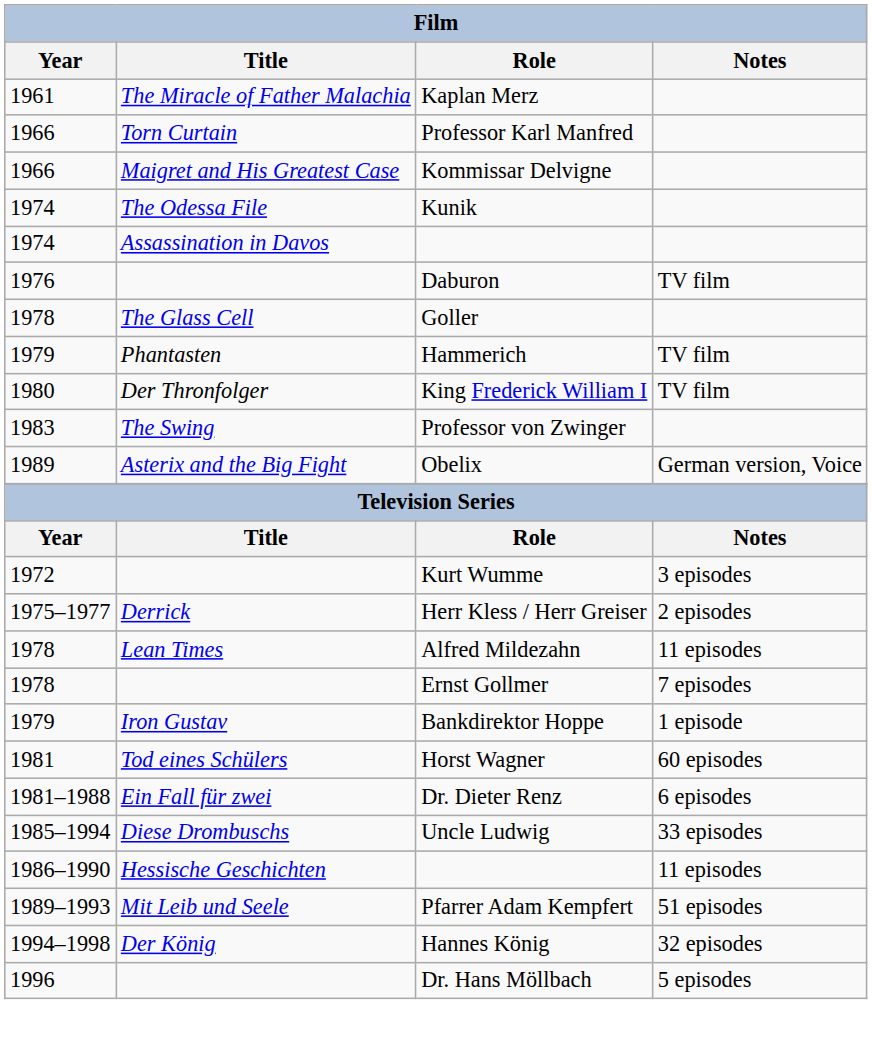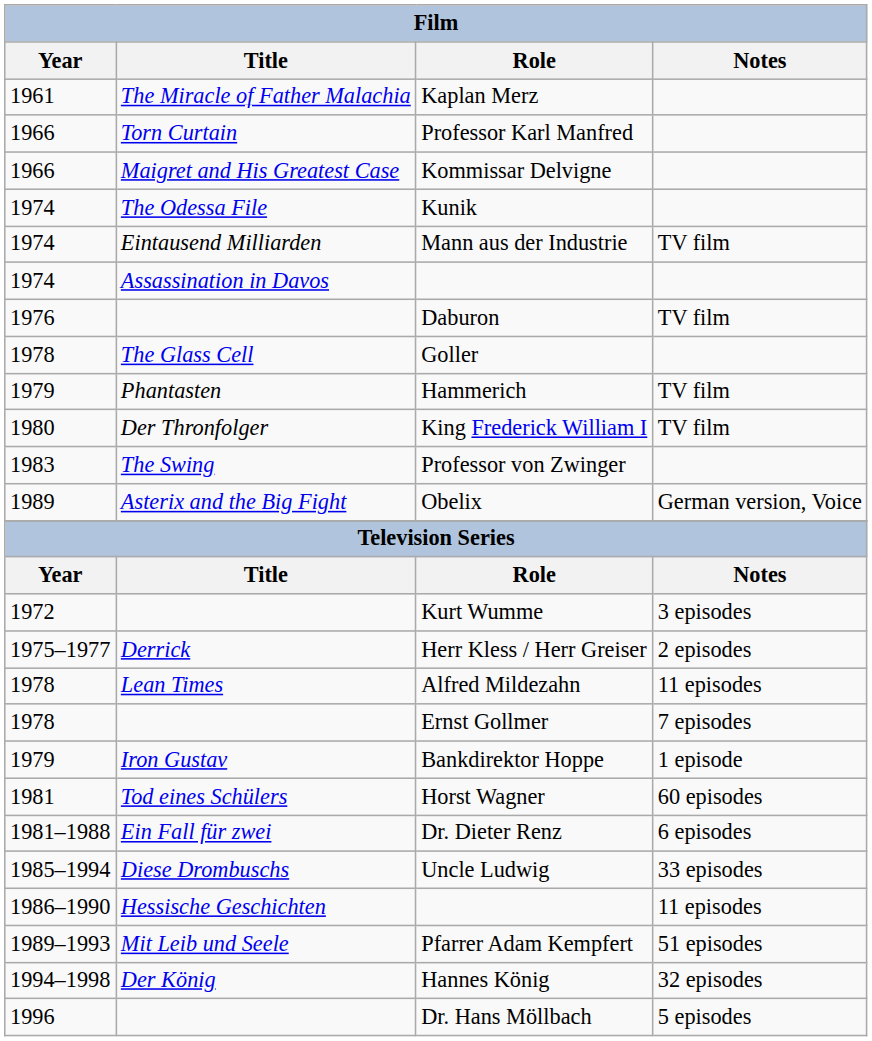+ row: (221, 244)
